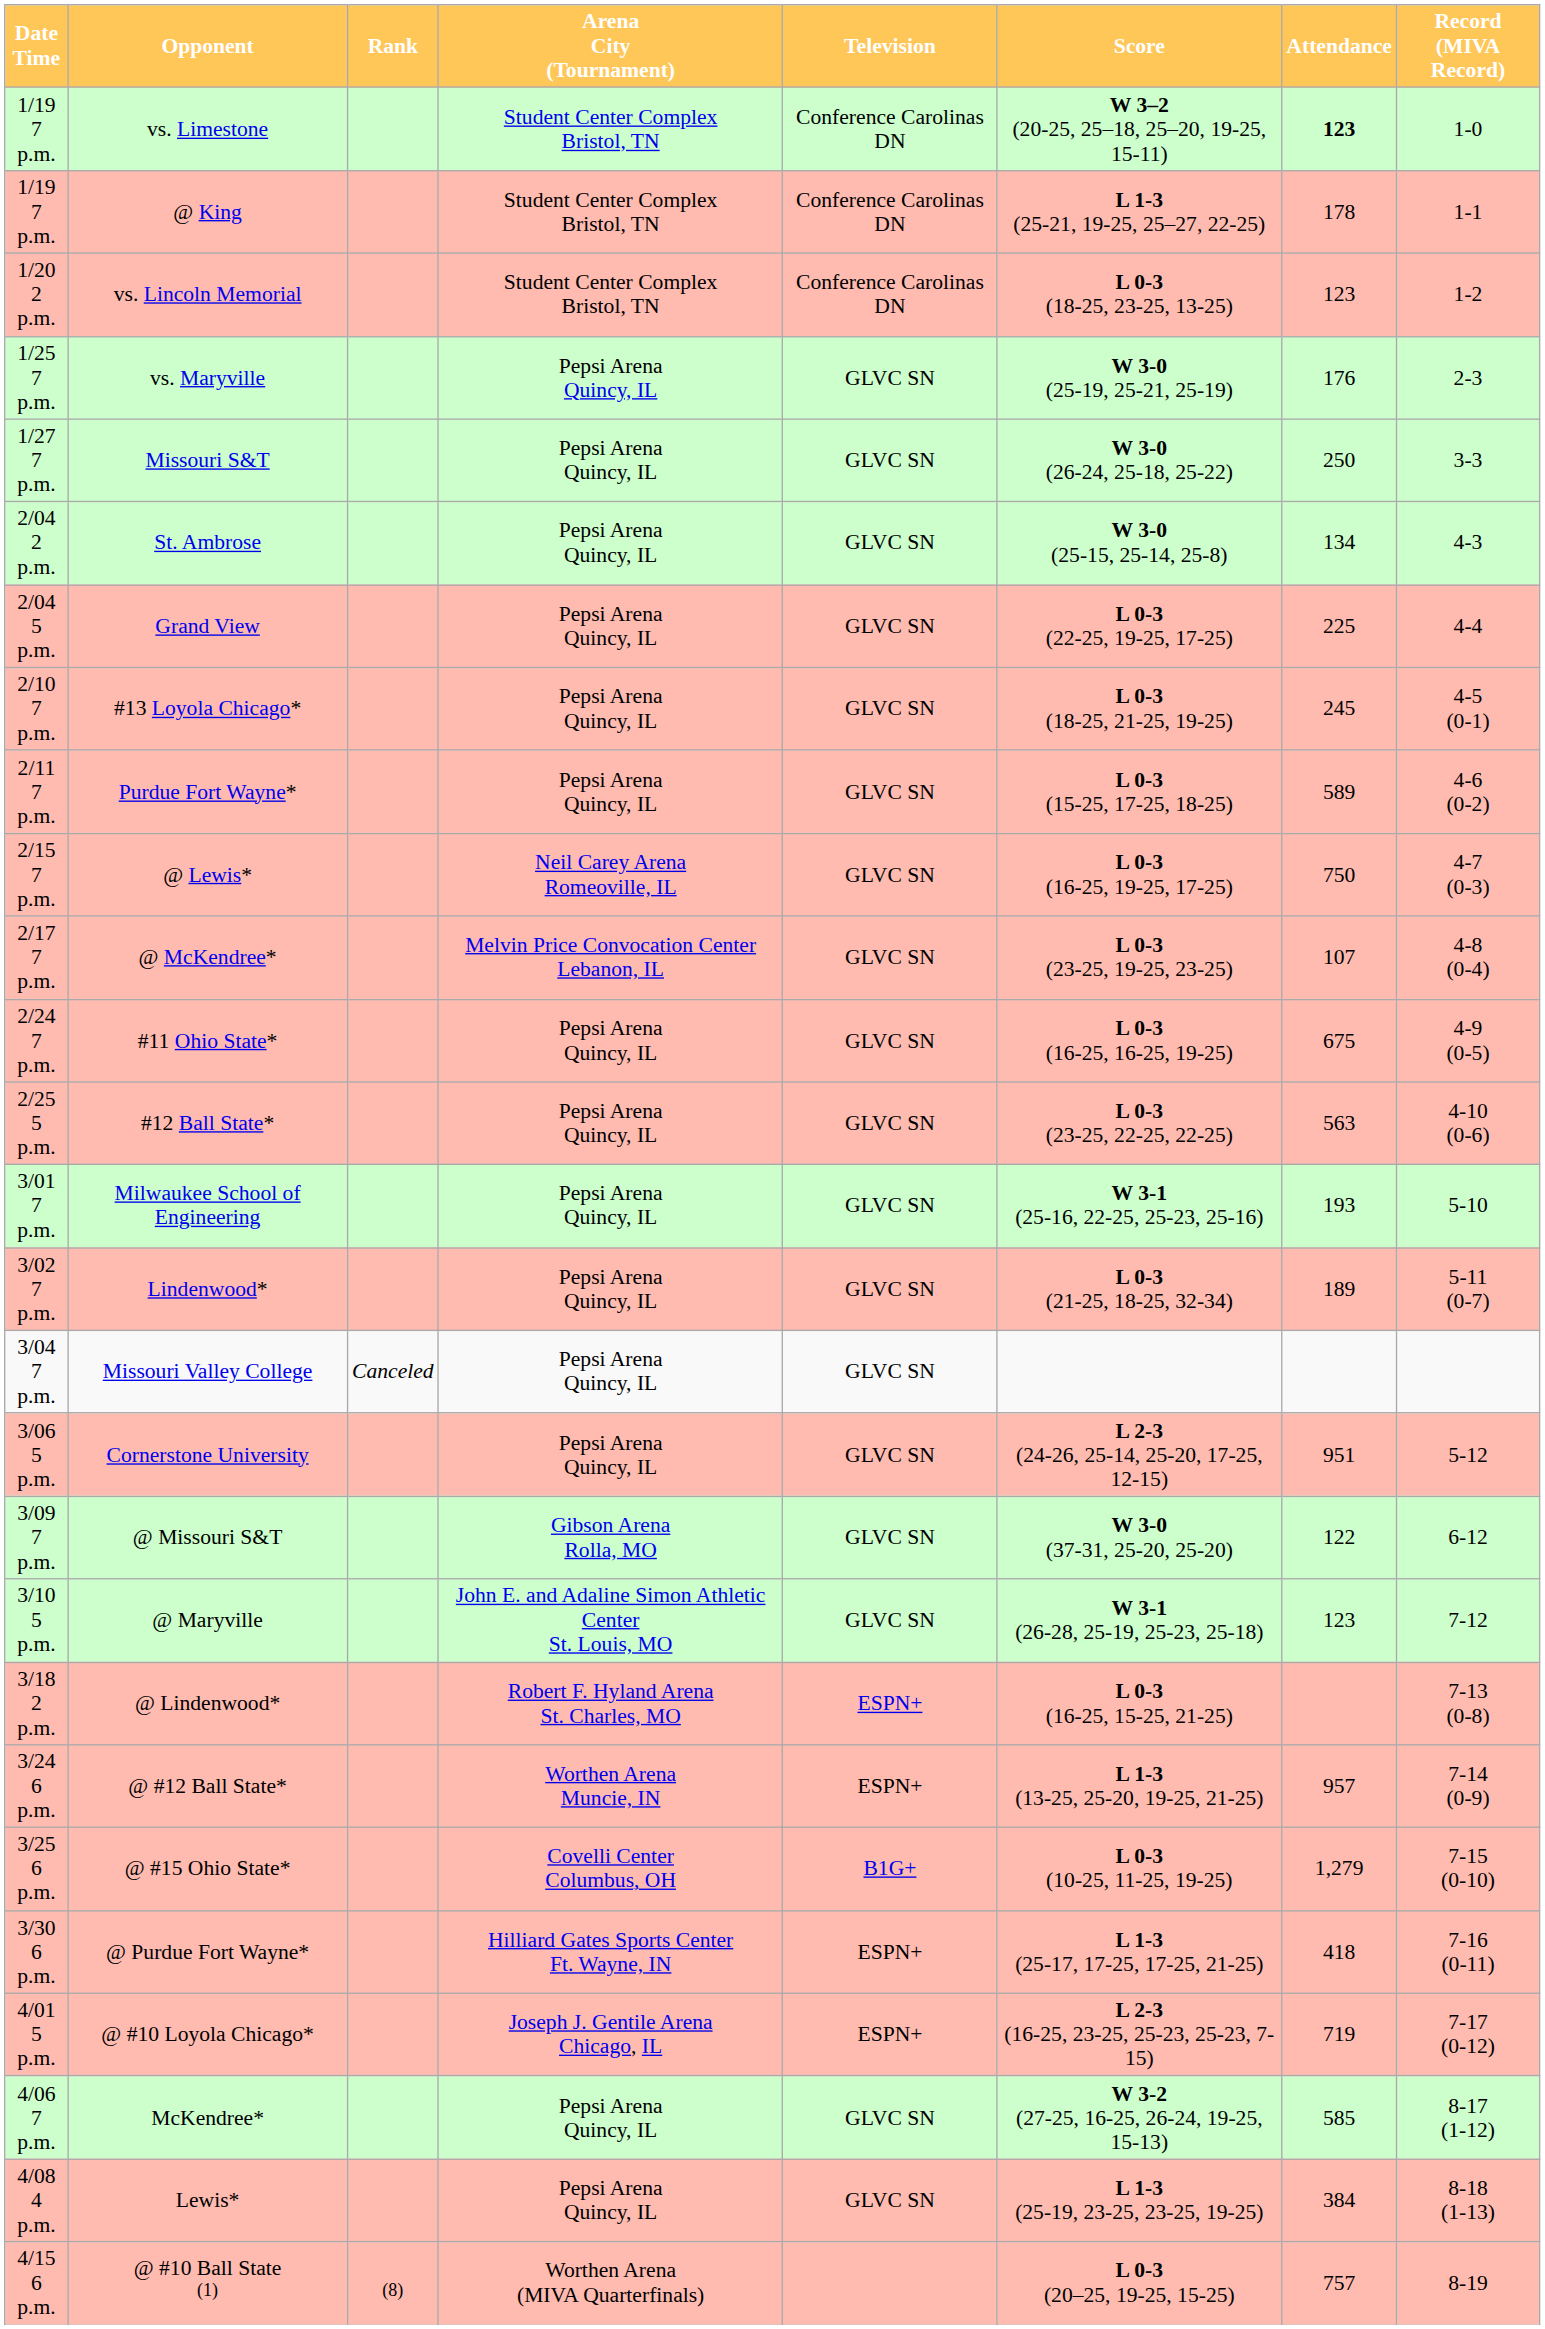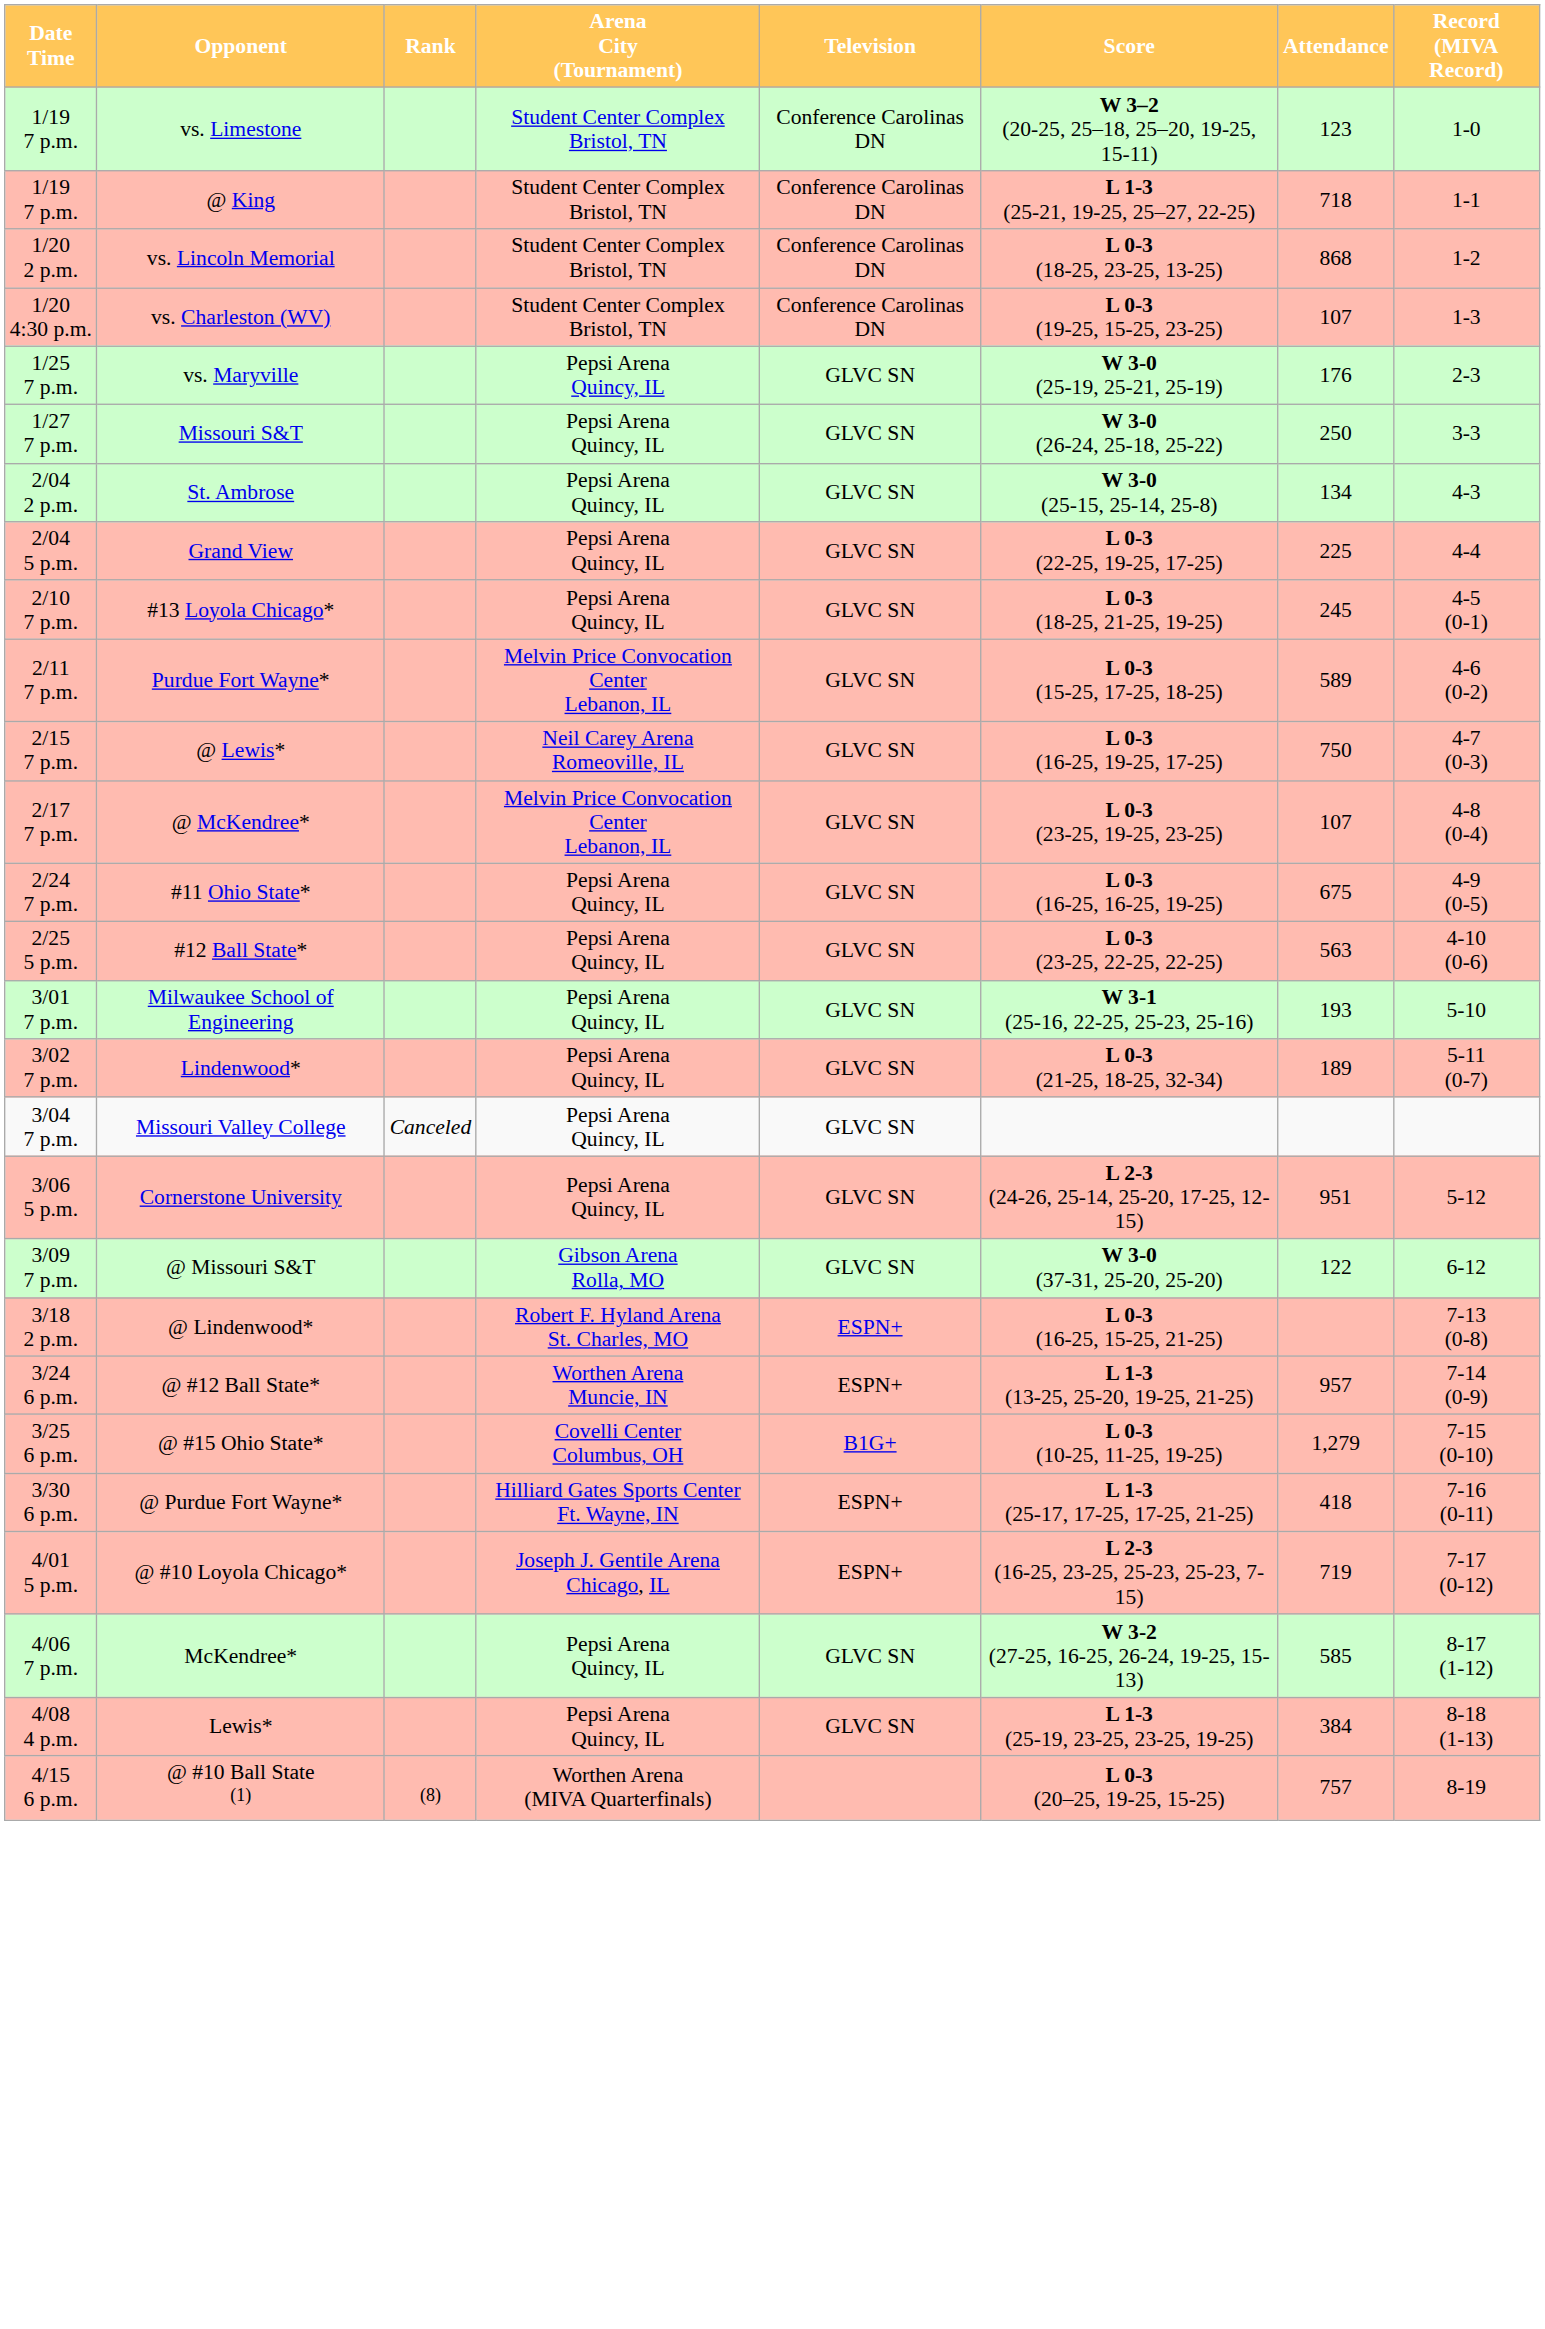(1339, 128) bold -> (1336, 128) normal
(1339, 211) 178 -> (1336, 199) 718
(1339, 294) 123 -> (1336, 258) 868
+ row: (241, 316)
(611, 791) Pepsi Arena Quincy, IL -> (618, 680) Melvin Price Convocation Center Lebanon, IL
- row: (208, 1620)
